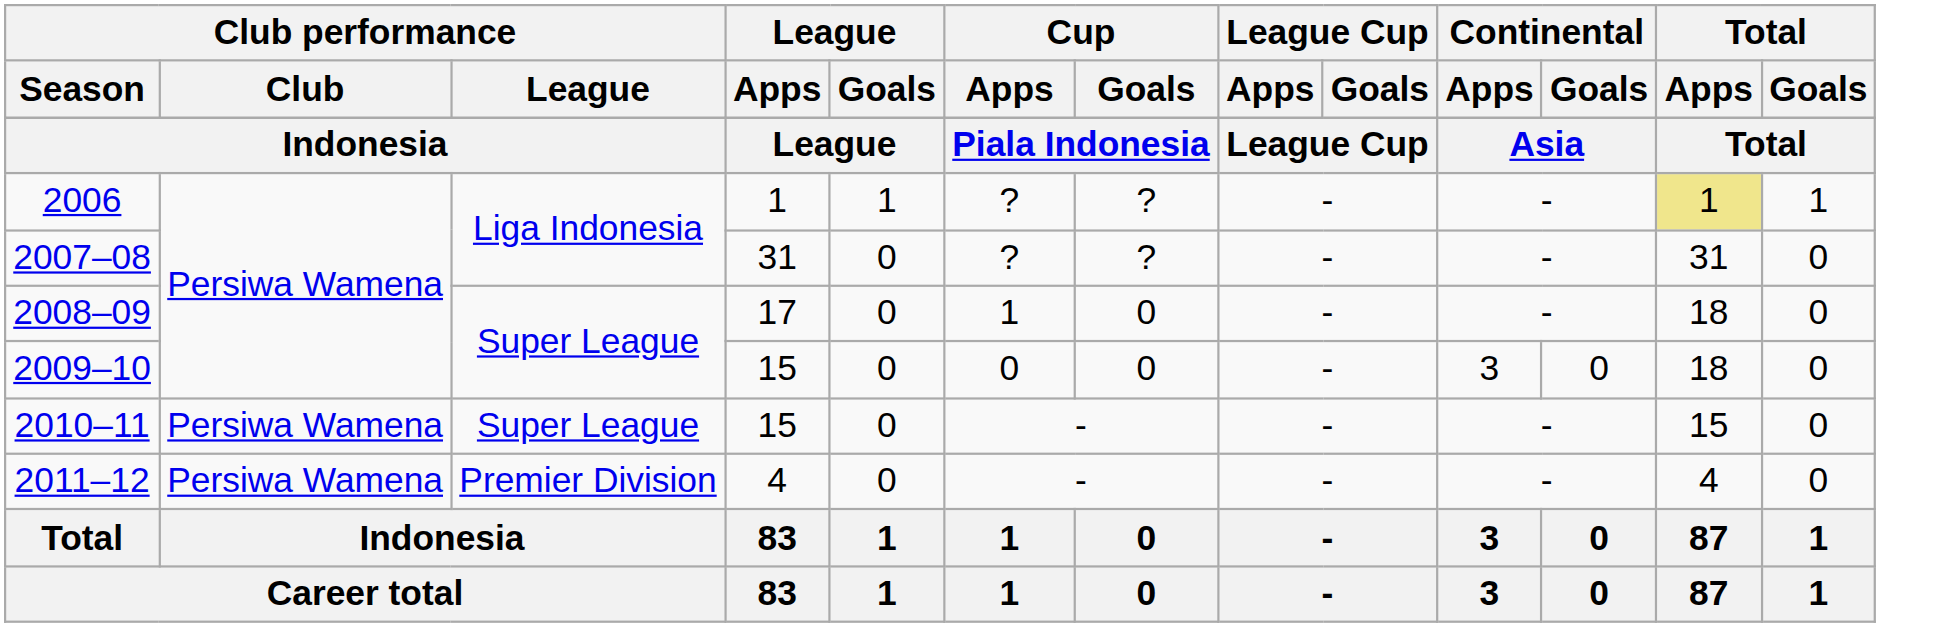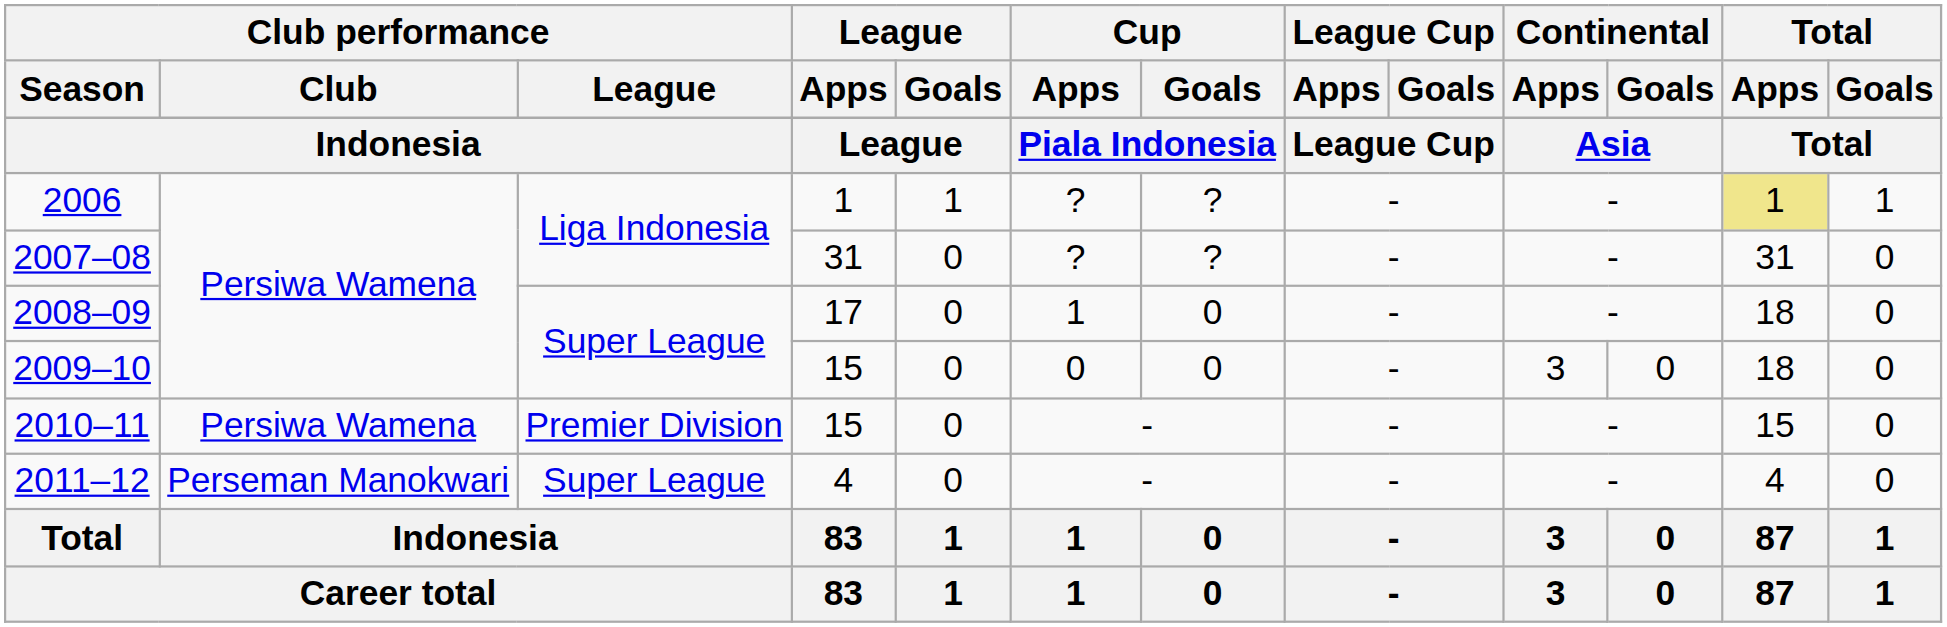(588, 425) Super League -> (654, 425) Premier Division
(305, 481) Persiwa Wamena -> (338, 481) Perseman Manokwari
(588, 481) Premier Division -> (654, 481) Super League
